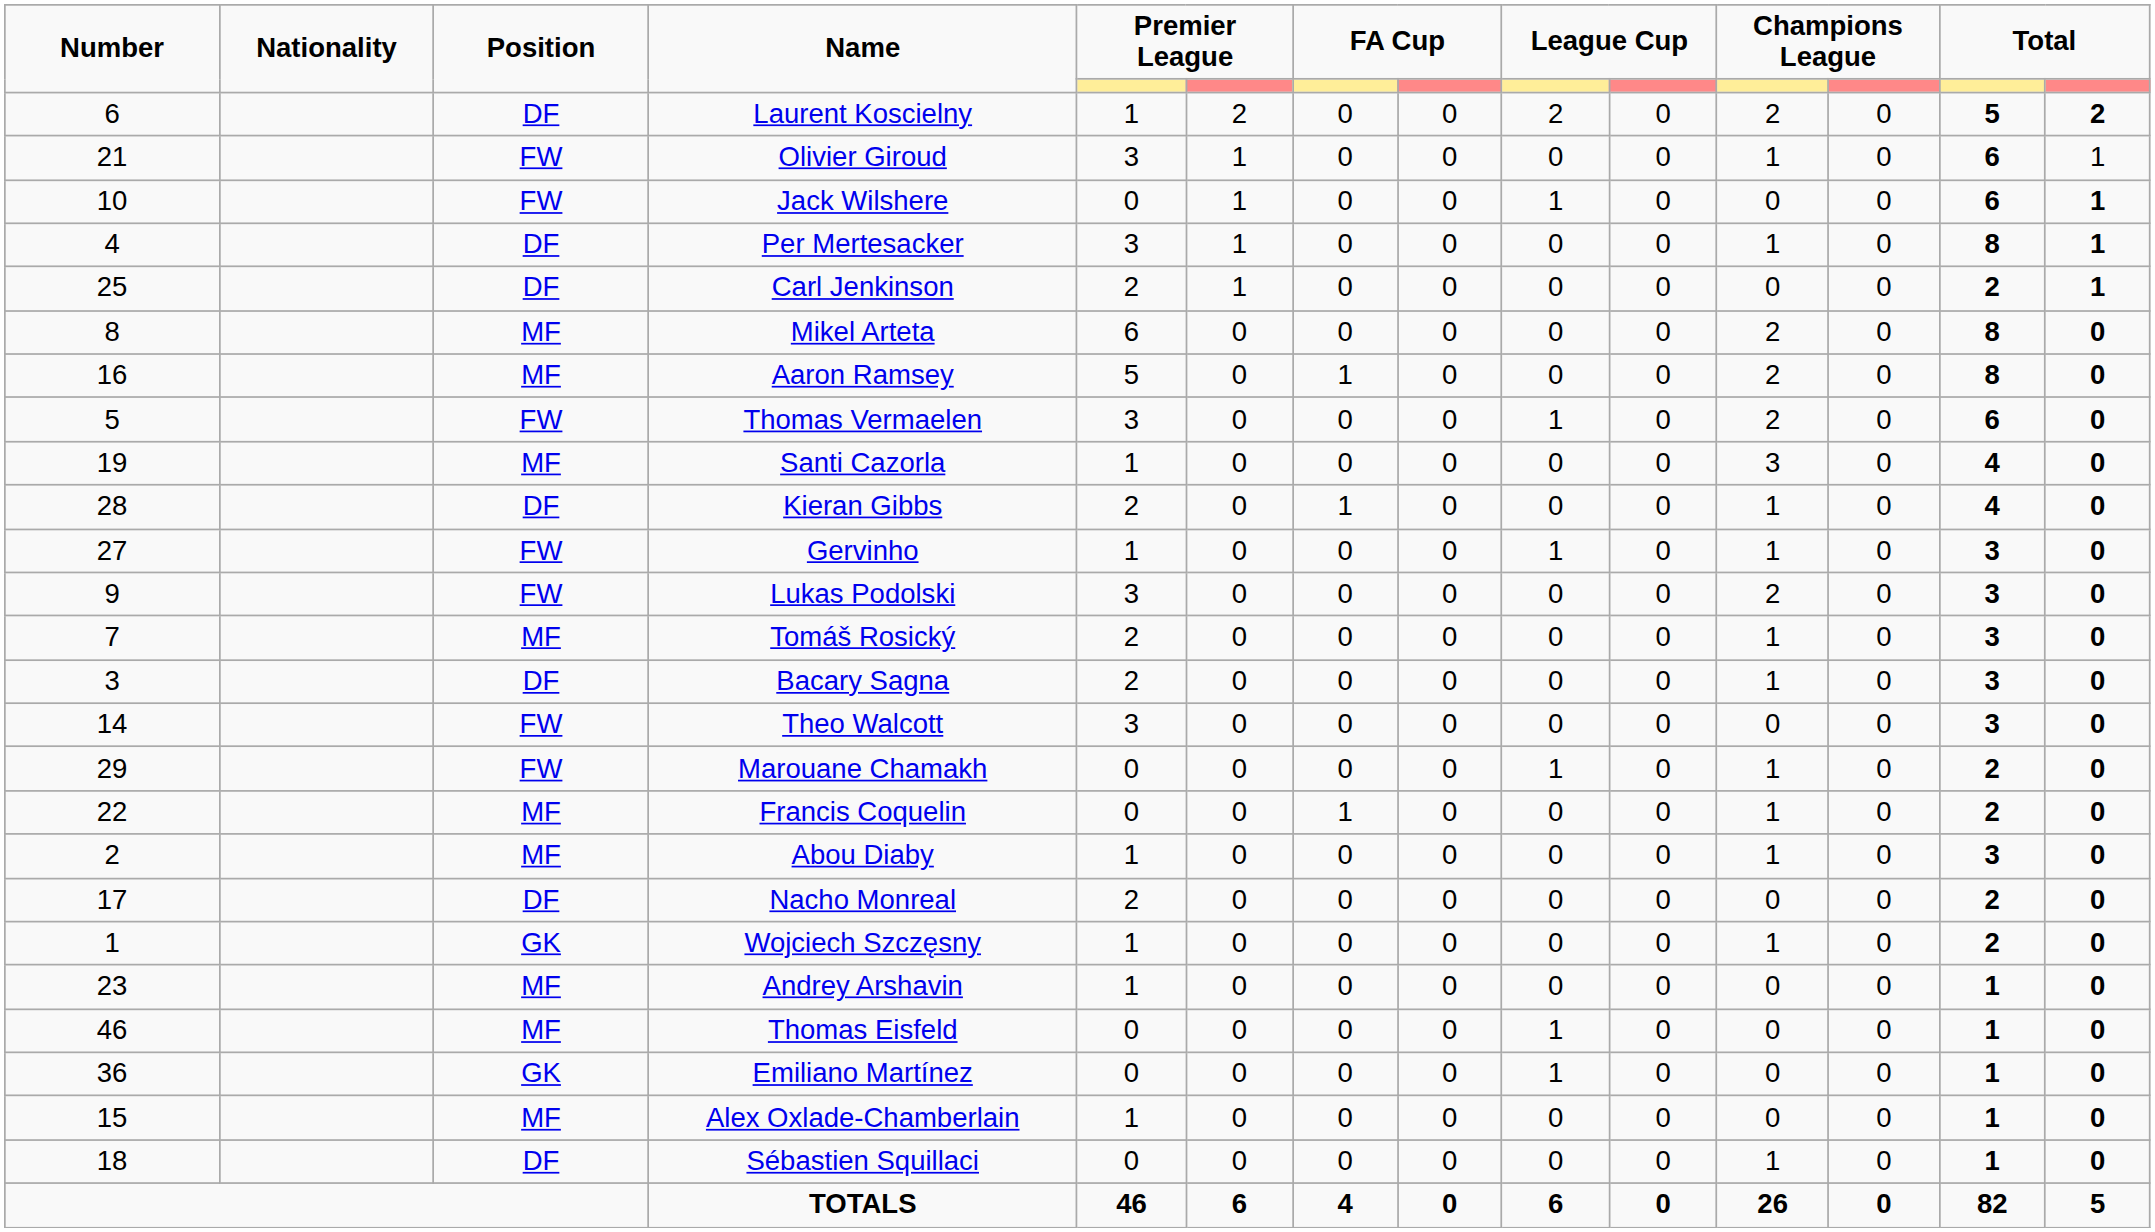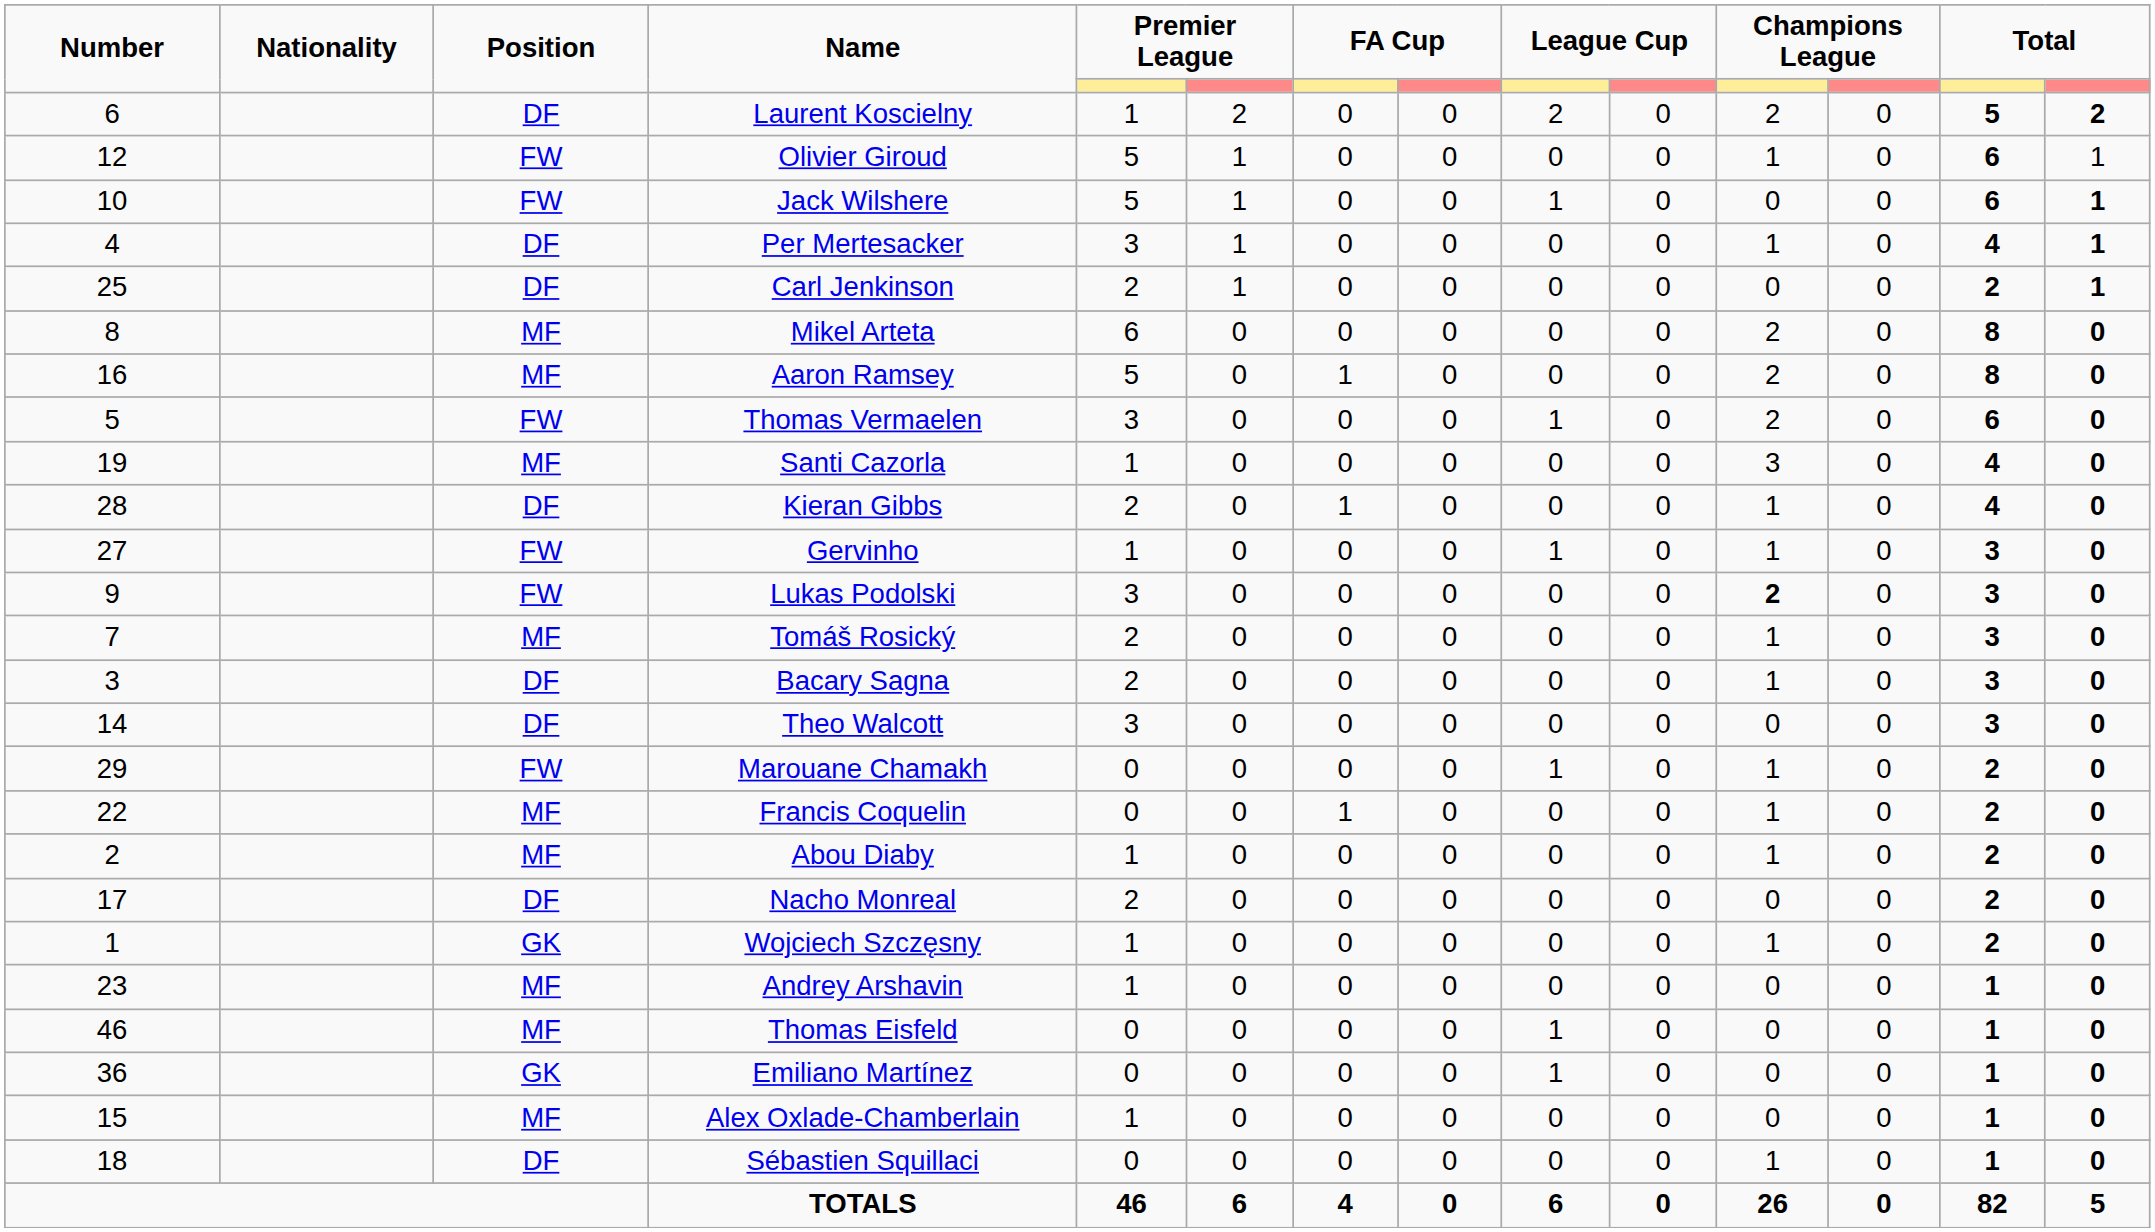(112, 157) 21 -> (112, 157) 12
(1132, 157) 3 -> (1132, 157) 5
(1132, 200) 0 -> (1132, 200) 5
(1992, 244) 8 -> (1992, 244) 4
(1773, 593) normal -> (1773, 593) bold
(541, 724) FW -> (541, 724) DF
(1992, 855) 3 -> (1992, 855) 2
